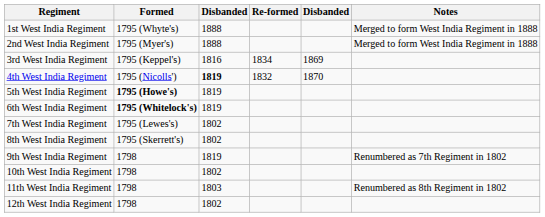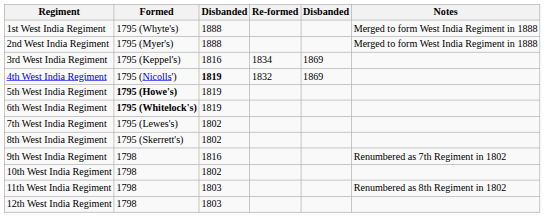(313, 76) 1870 -> (313, 76) 1869
(211, 156) 1819 -> (211, 156) 1816
(211, 204) 1802 -> (211, 204) 1803
